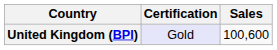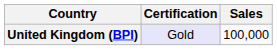(246, 34) 100,600 -> (246, 34) 100,000
